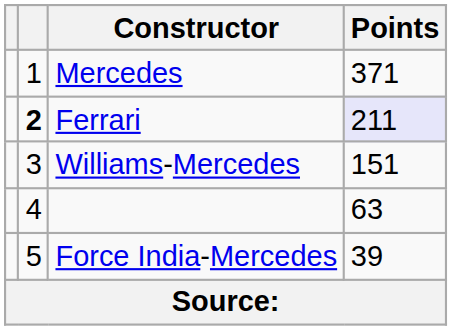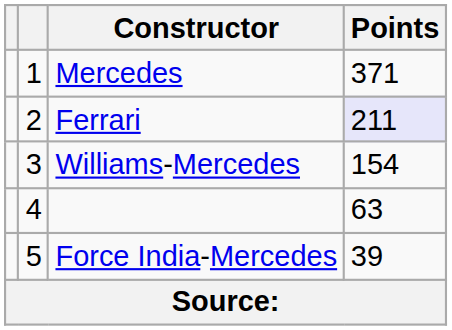(34, 119) bold -> (34, 119) normal
(375, 164) 151 -> (375, 164) 154
